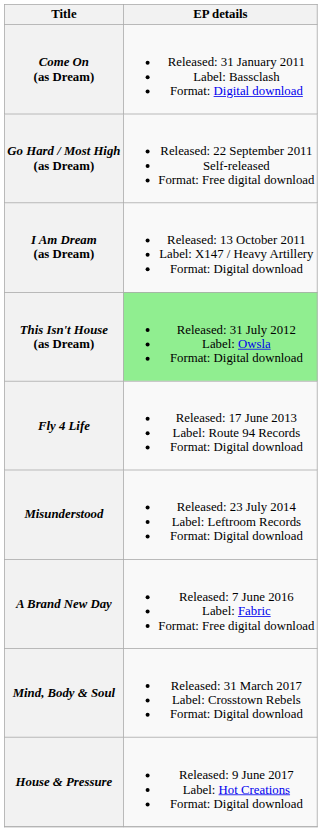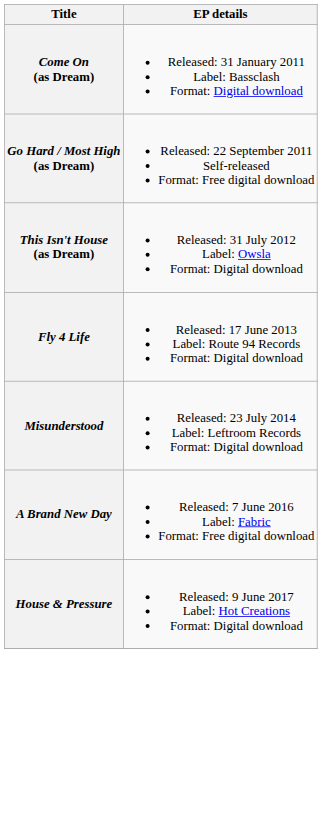- row: (64, 247)
(220, 344) lightgreen background -> (220, 255) no background
- row: (64, 693)
